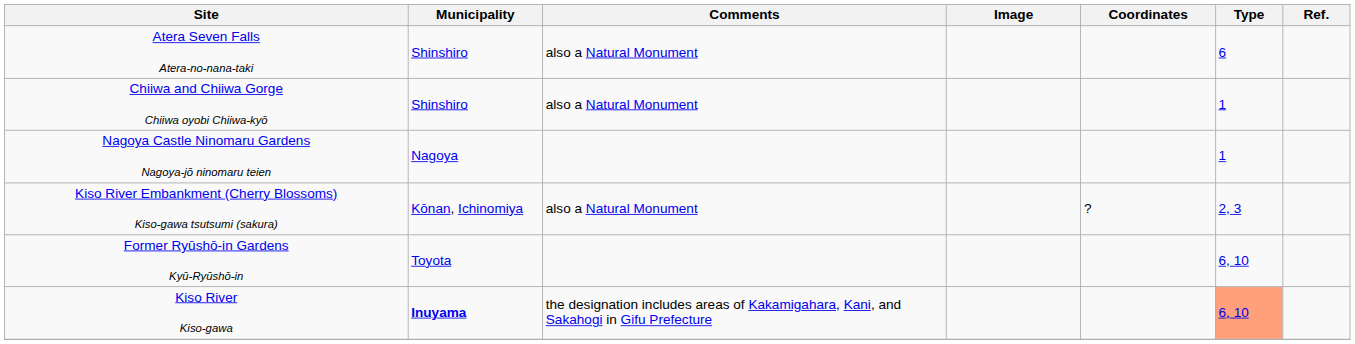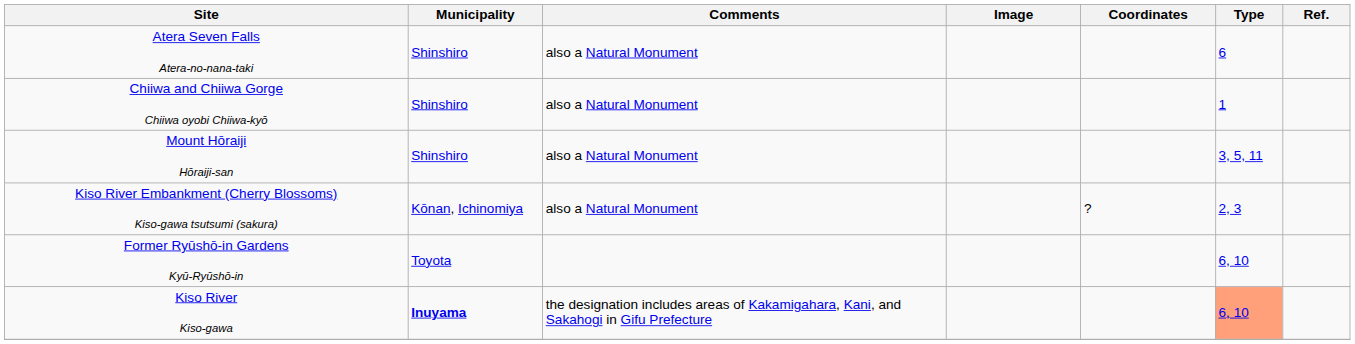+ row: (206, 156)
- row: (206, 156)
